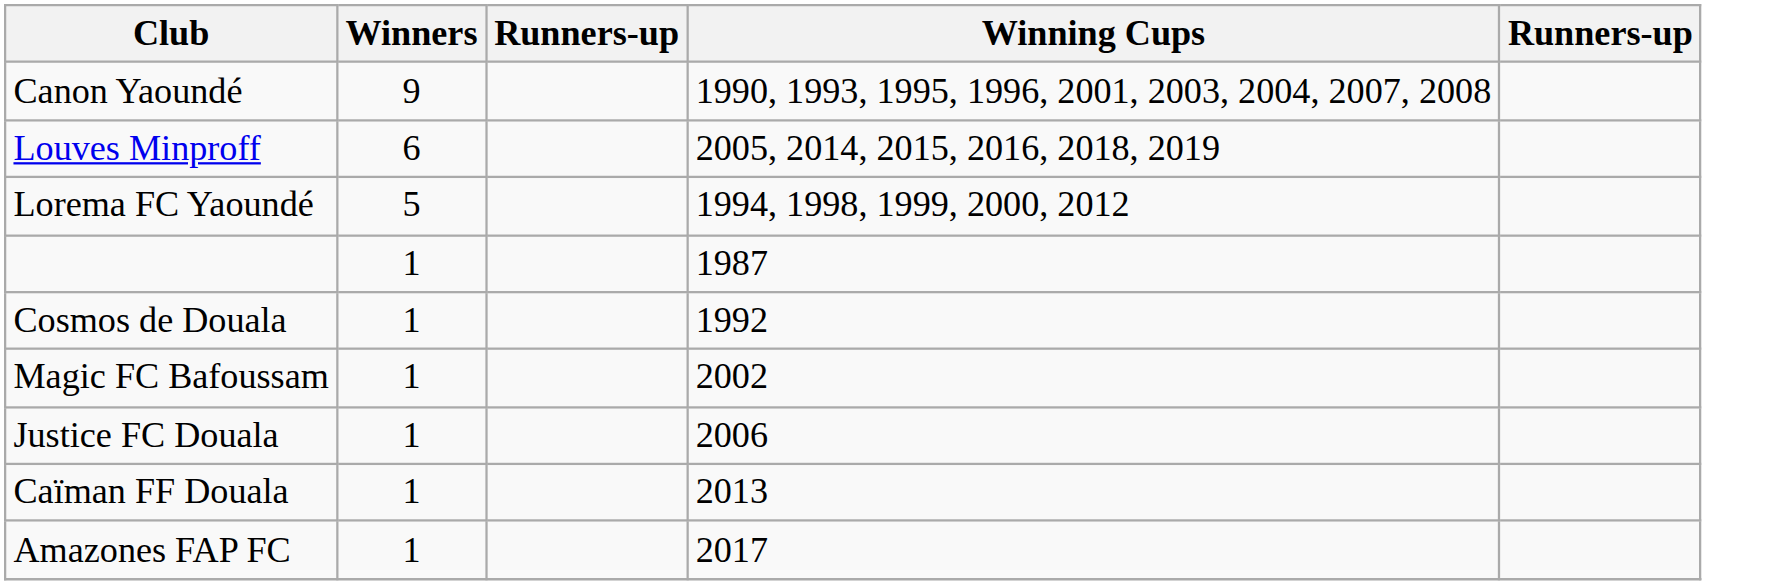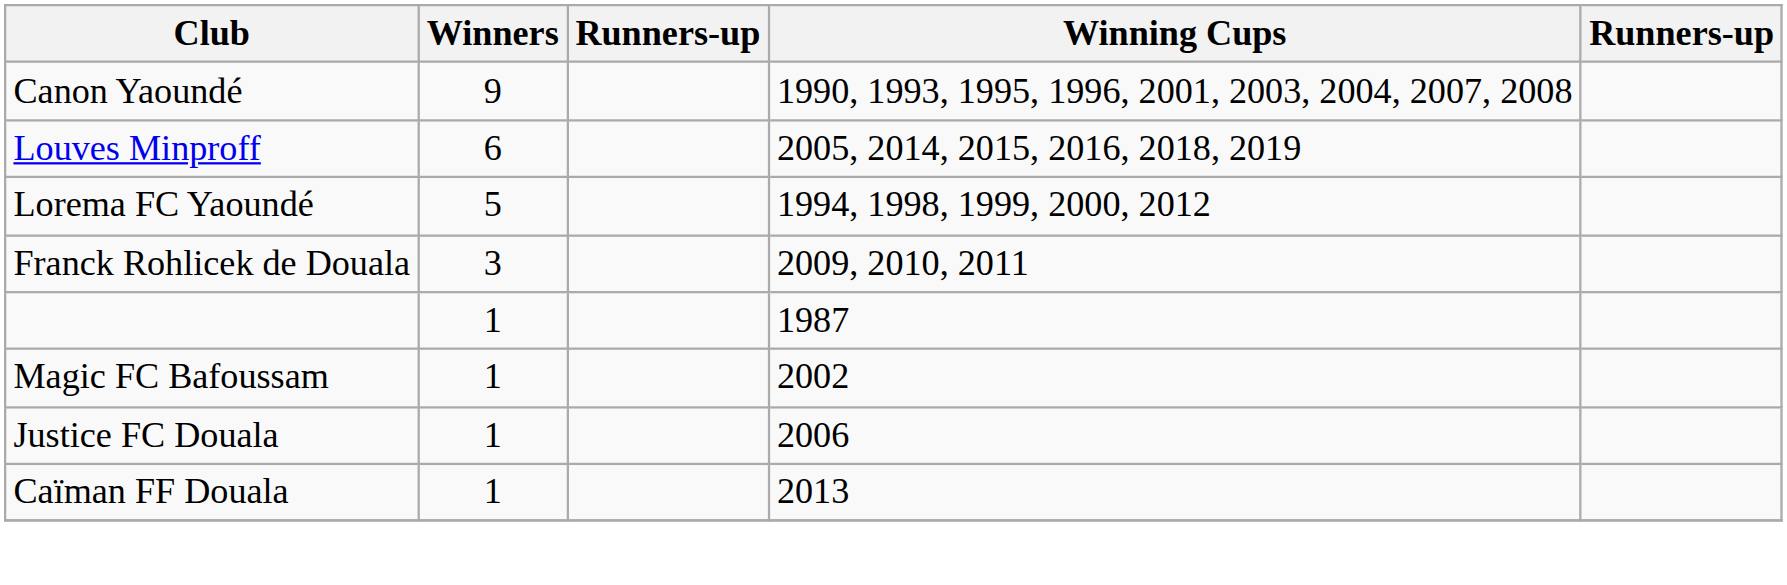+ row: (212, 262)
- row: (150, 319)
- row: (152, 549)
